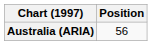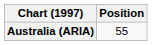(122, 31) 56 -> (122, 31) 55
